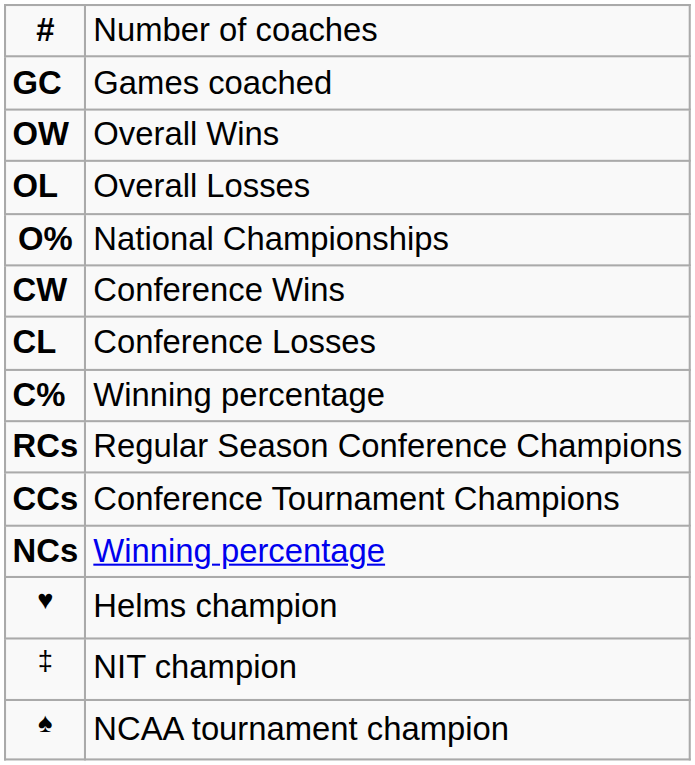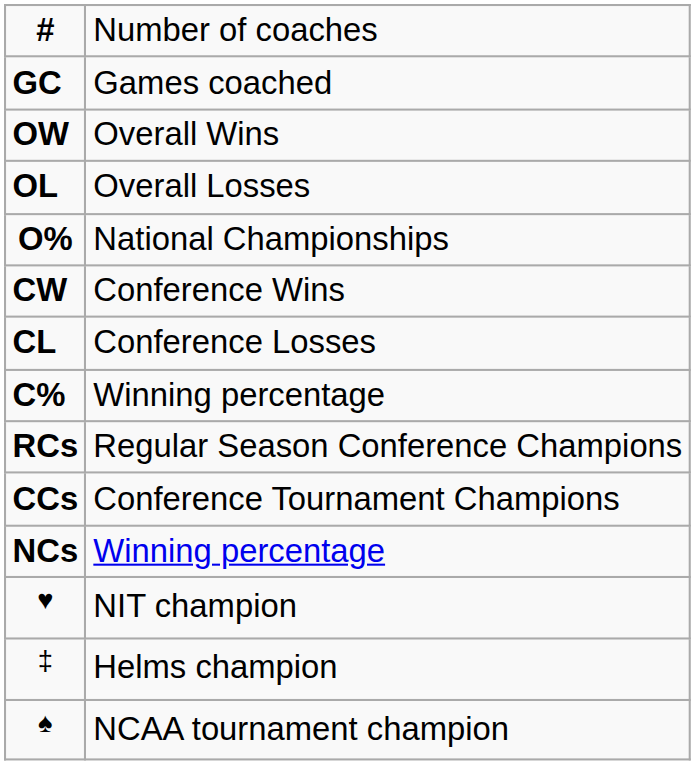(215, 607) Helms champion -> (195, 607) NIT champion
(195, 668) NIT champion -> (215, 668) Helms champion
